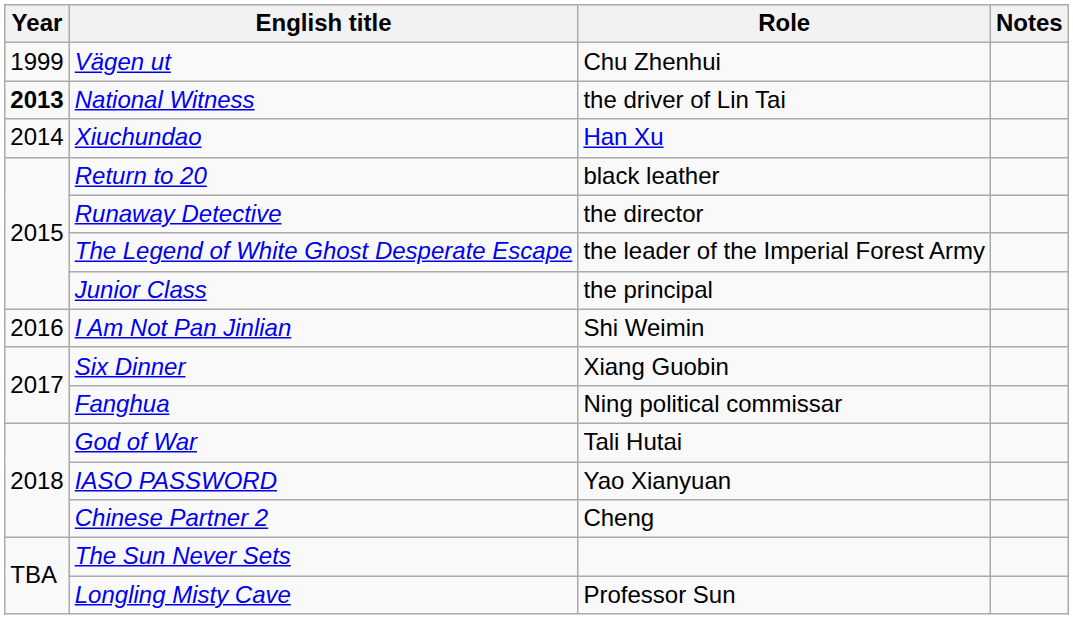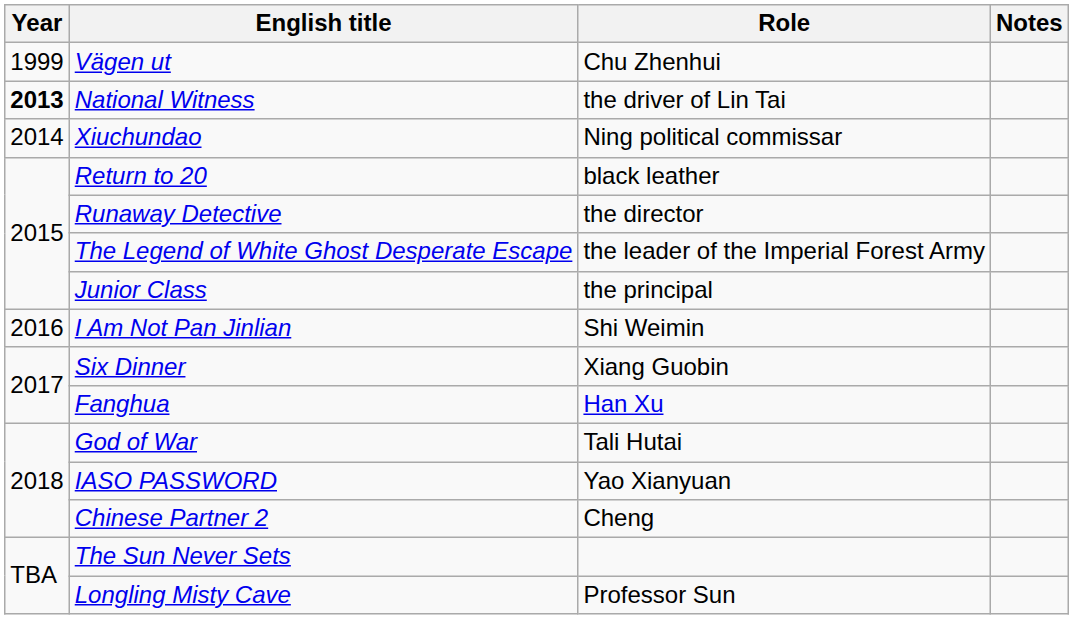(623, 137) Han Xu -> (713, 137) Ning political commissar
(713, 404) Ning political commissar -> (623, 404) Han Xu
